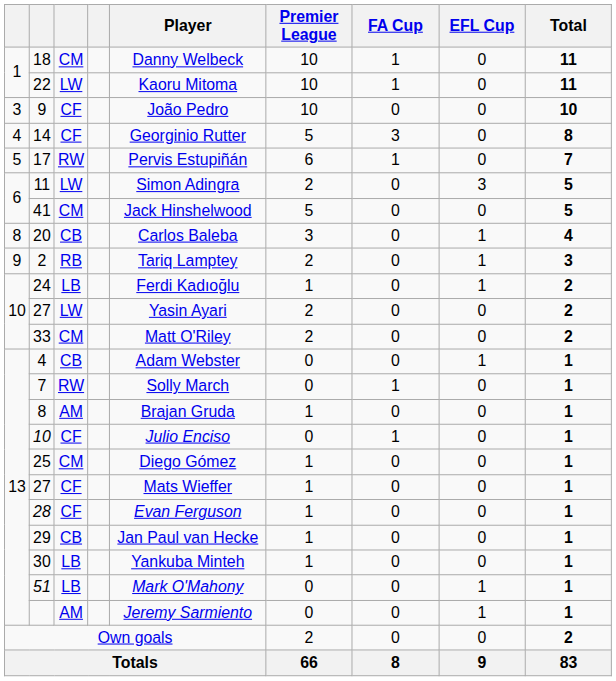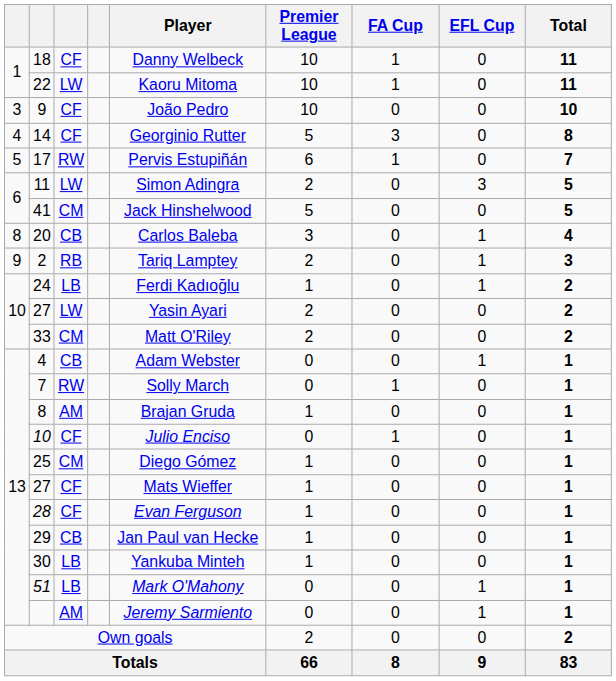(71, 60) CM -> (71, 60) CF
